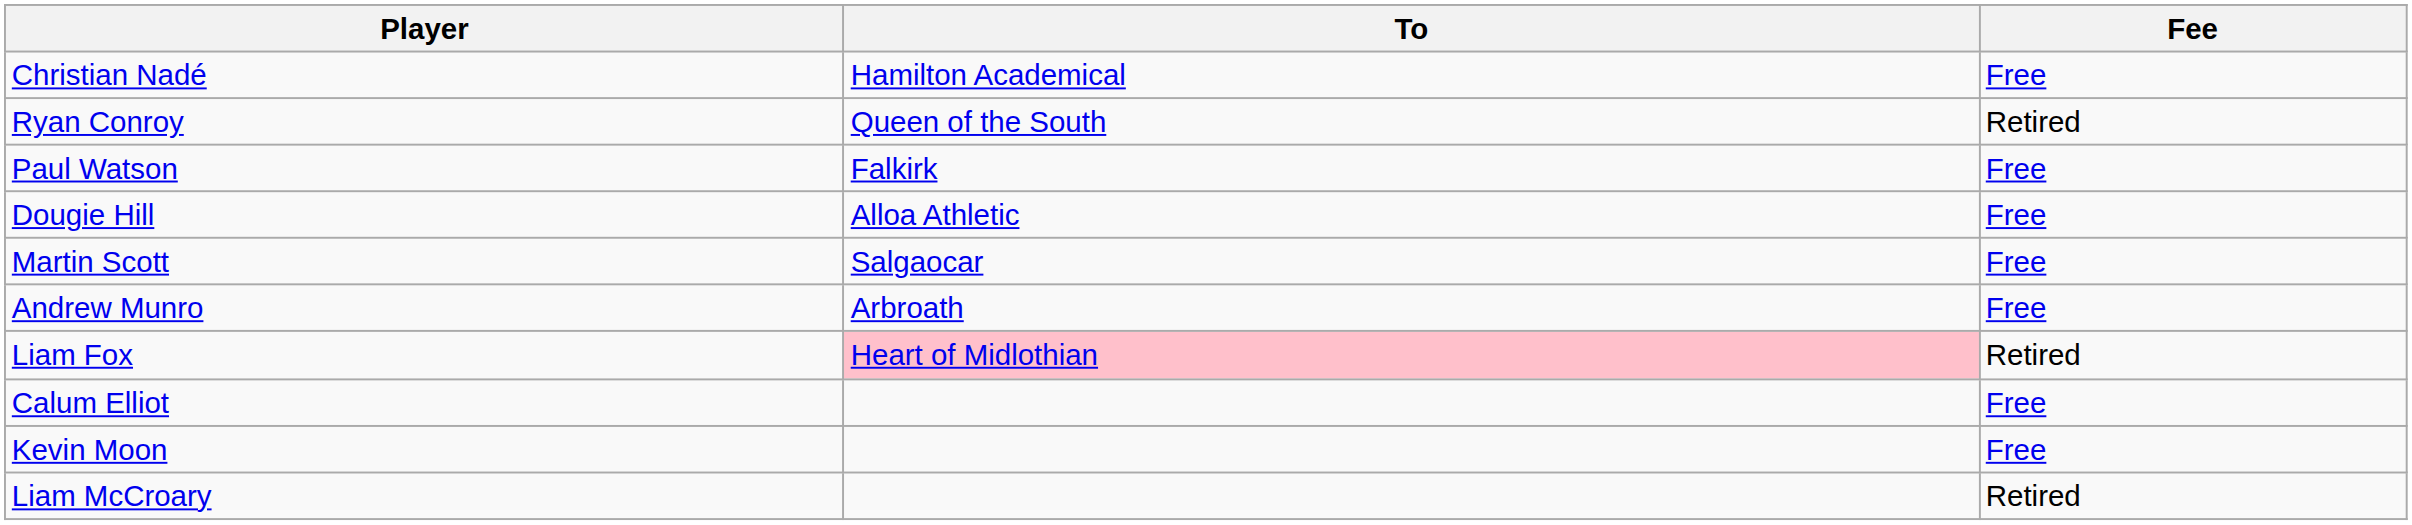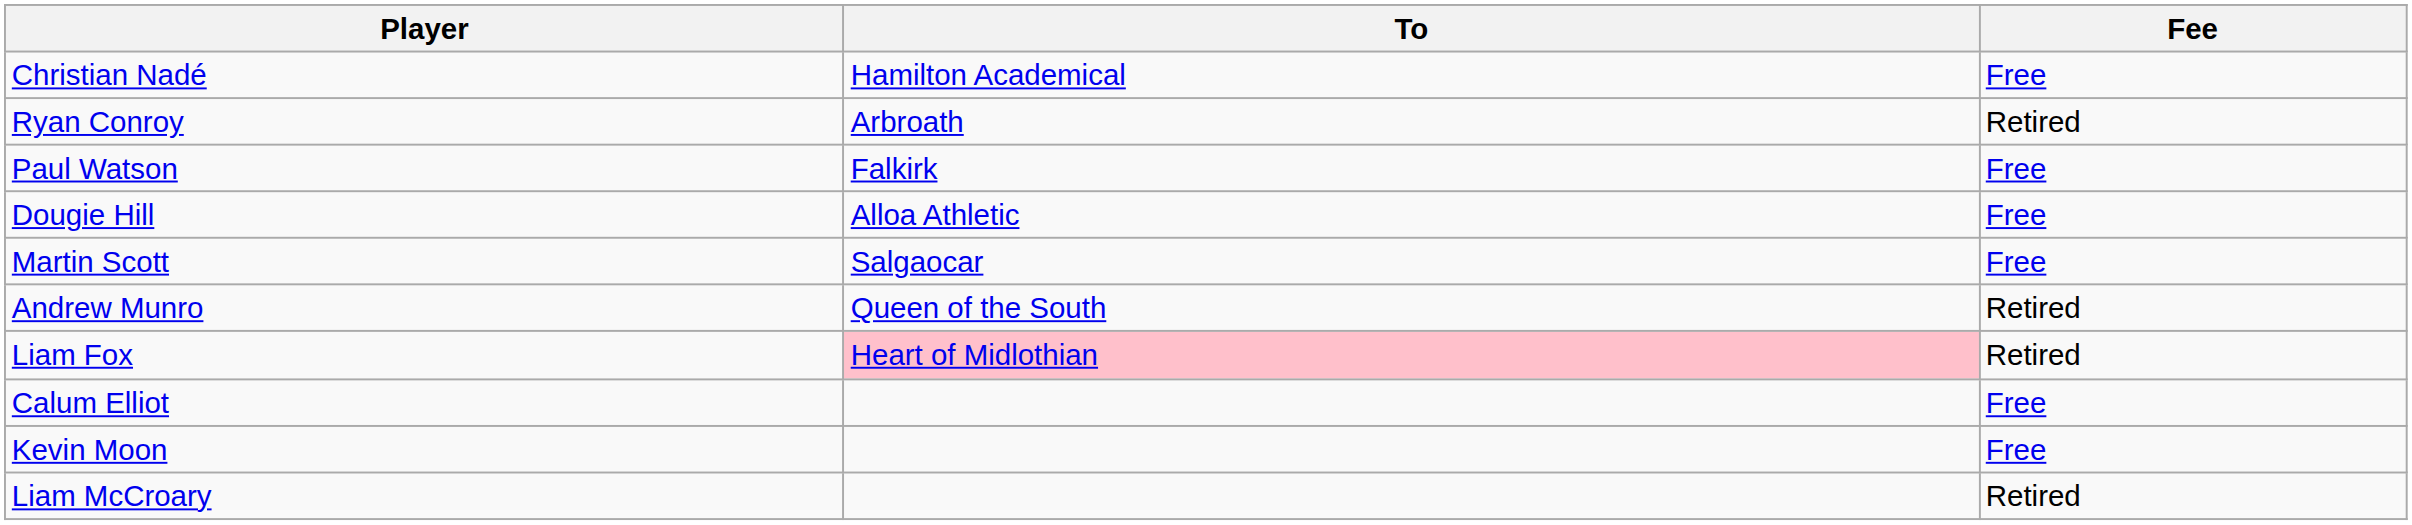(979, 122) Queen of the South -> (907, 122) Arbroath
(907, 309) Arbroath -> (979, 309) Queen of the South
(2016, 309) Free -> (2033, 309) Retired
